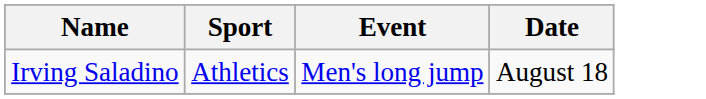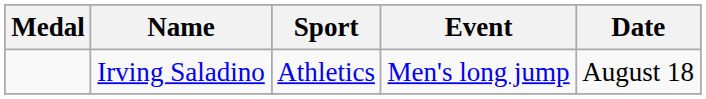+ column: (48, 26)
